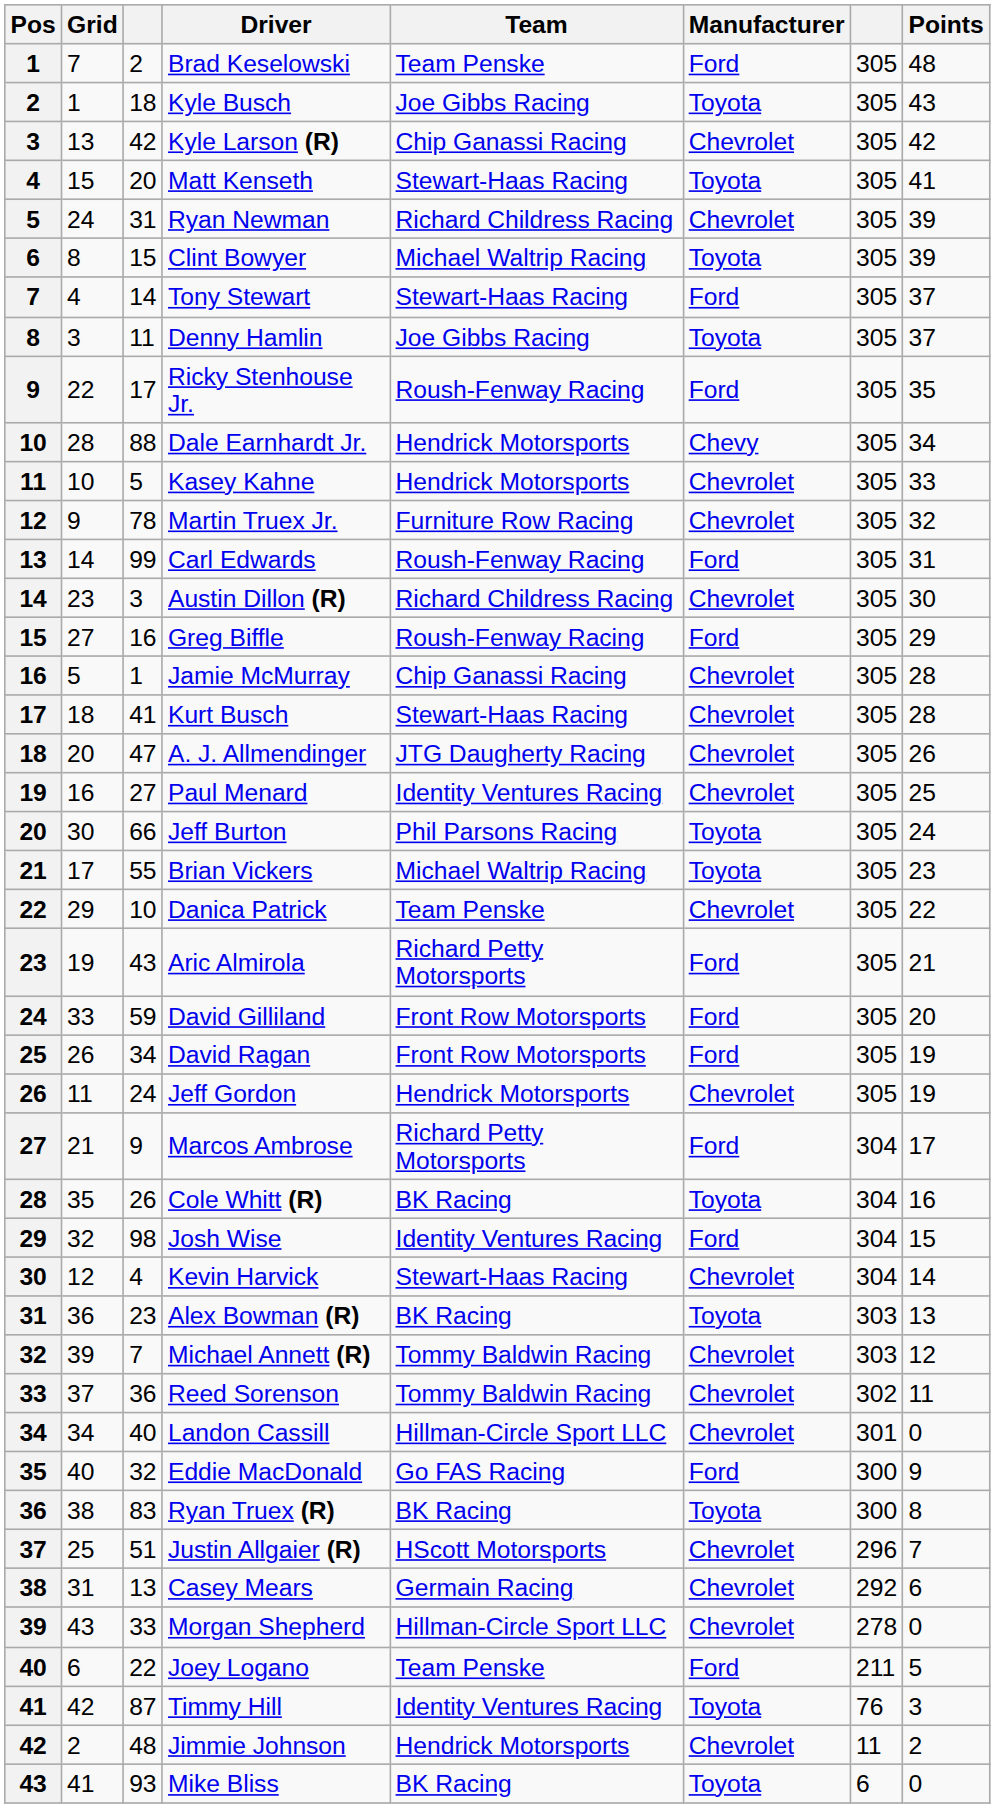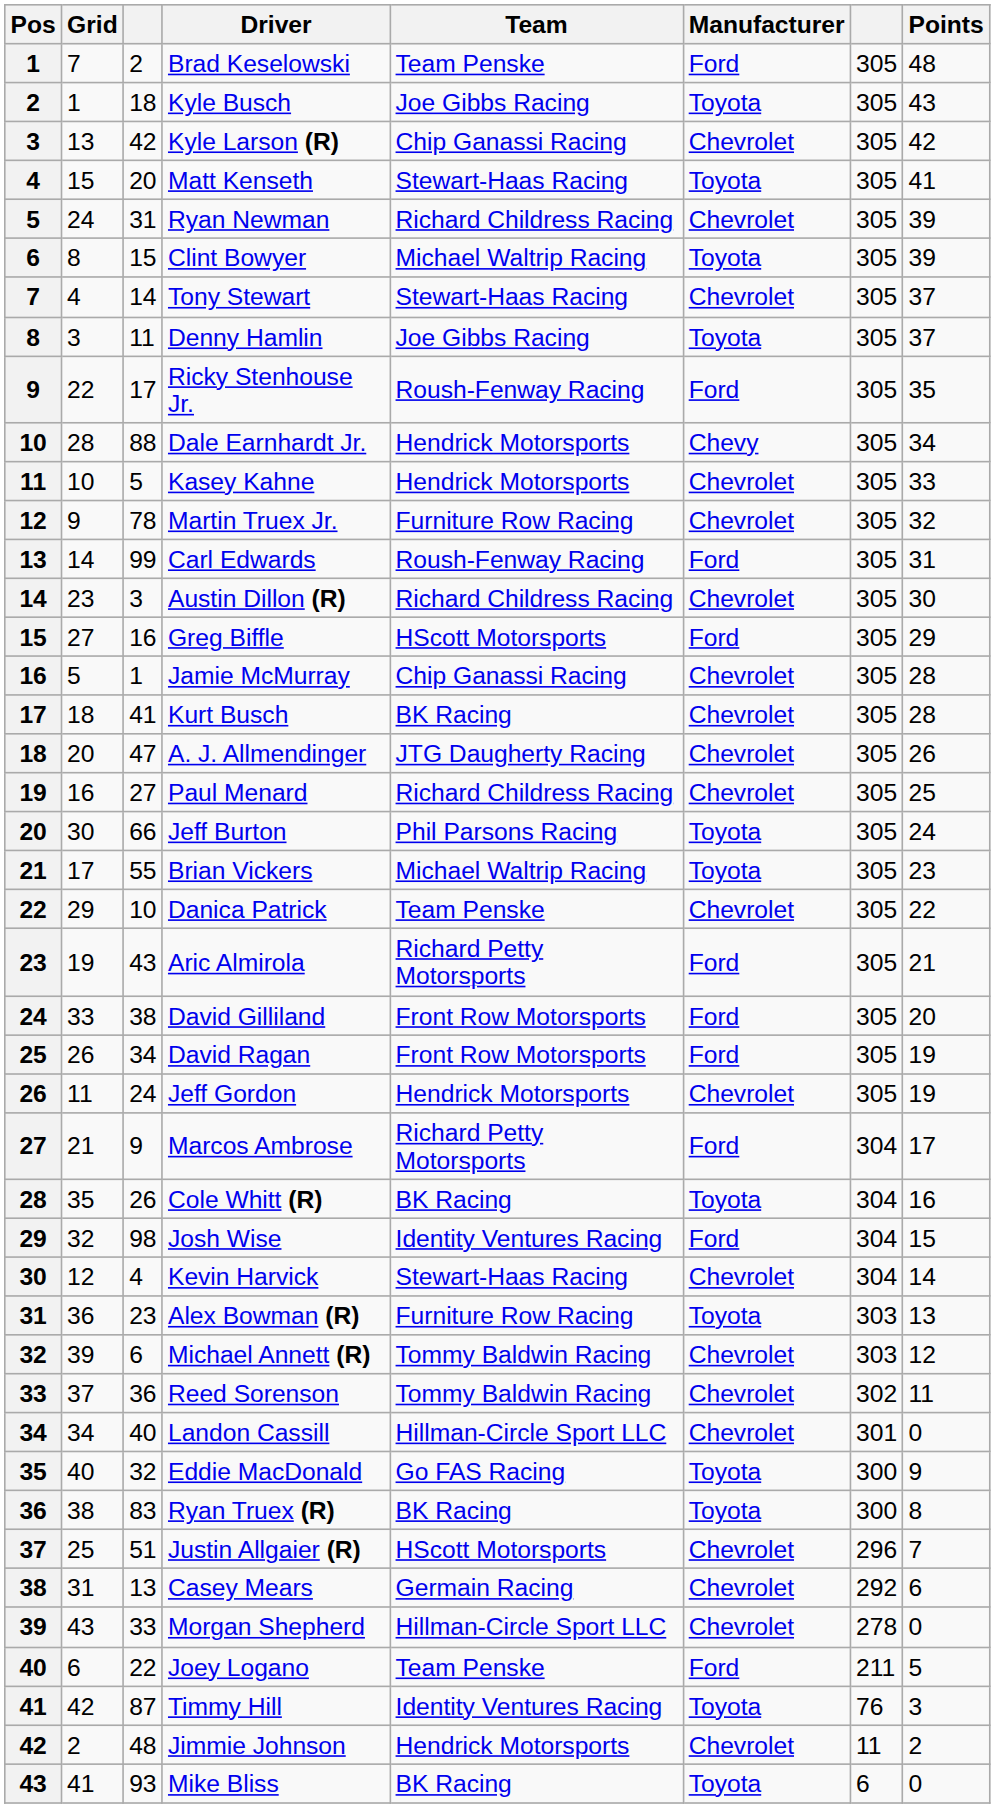(714, 297) Ford -> (741, 297) Chevrolet
(520, 637) Roush-Fenway Racing -> (501, 637) HScott Motorsports
(512, 715) Stewart-Haas Racing -> (454, 715) BK Racing
(529, 793) Identity Ventures Racing -> (534, 793) Richard Childress Racing
(143, 1015) 59 -> (143, 1015) 38
(454, 1316) BK Racing -> (515, 1316) Furniture Row Racing
(136, 1355) 7 -> (136, 1355) 6
(714, 1471) Ford -> (725, 1471) Toyota
